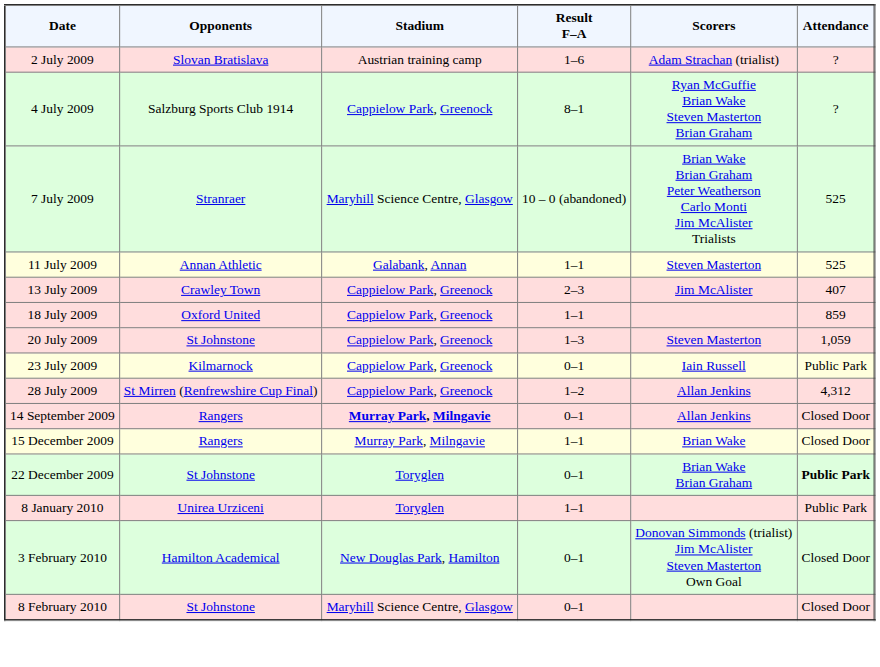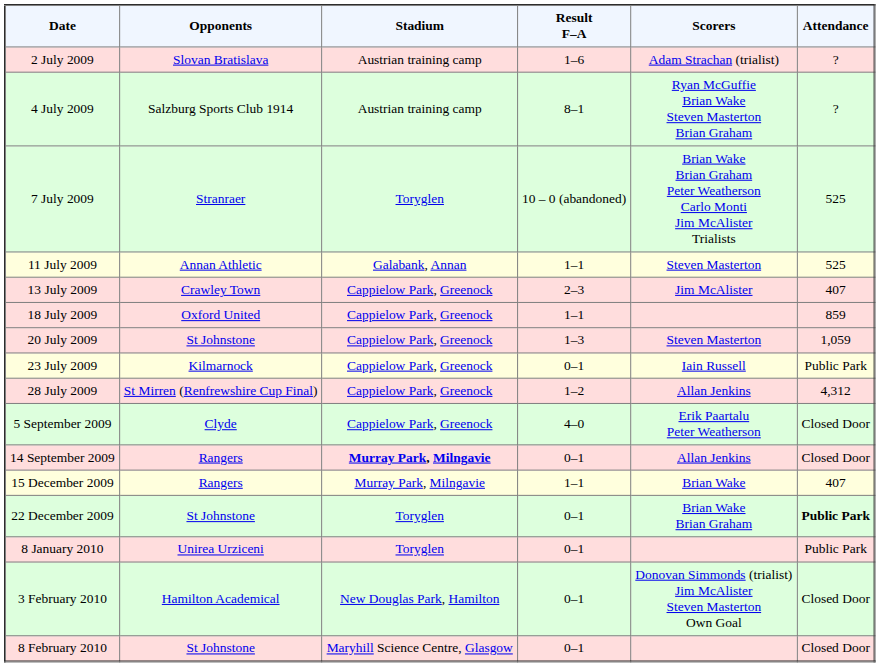(420, 109) Cappielow Park, Greenock -> (420, 109) Austrian training camp
(420, 198) Maryhill Science Centre, Glasgow -> (420, 198) Toryglen
+ row: (62, 424)
(836, 441) Closed Door -> (836, 482) 407
(574, 507) 1–1 -> (574, 549) 0–1
